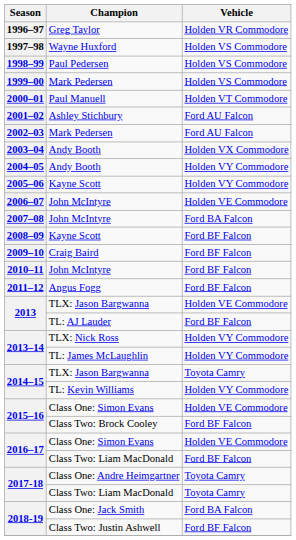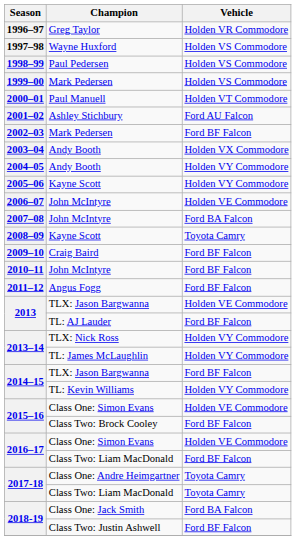(219, 133) Ford AU Falcon -> (218, 133) Ford BF Falcon
(218, 235) Ford BF Falcon -> (215, 235) Toyota Camry
(215, 373) Toyota Camry -> (218, 373) Ford BF Falcon
